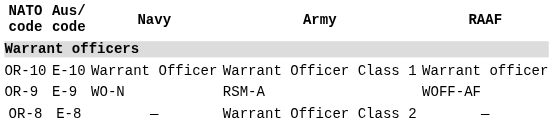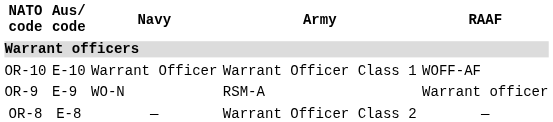(485, 71) Warrant officer -> (452, 71) WOFF-AF
(452, 93) WOFF-AF -> (485, 93) Warrant officer
